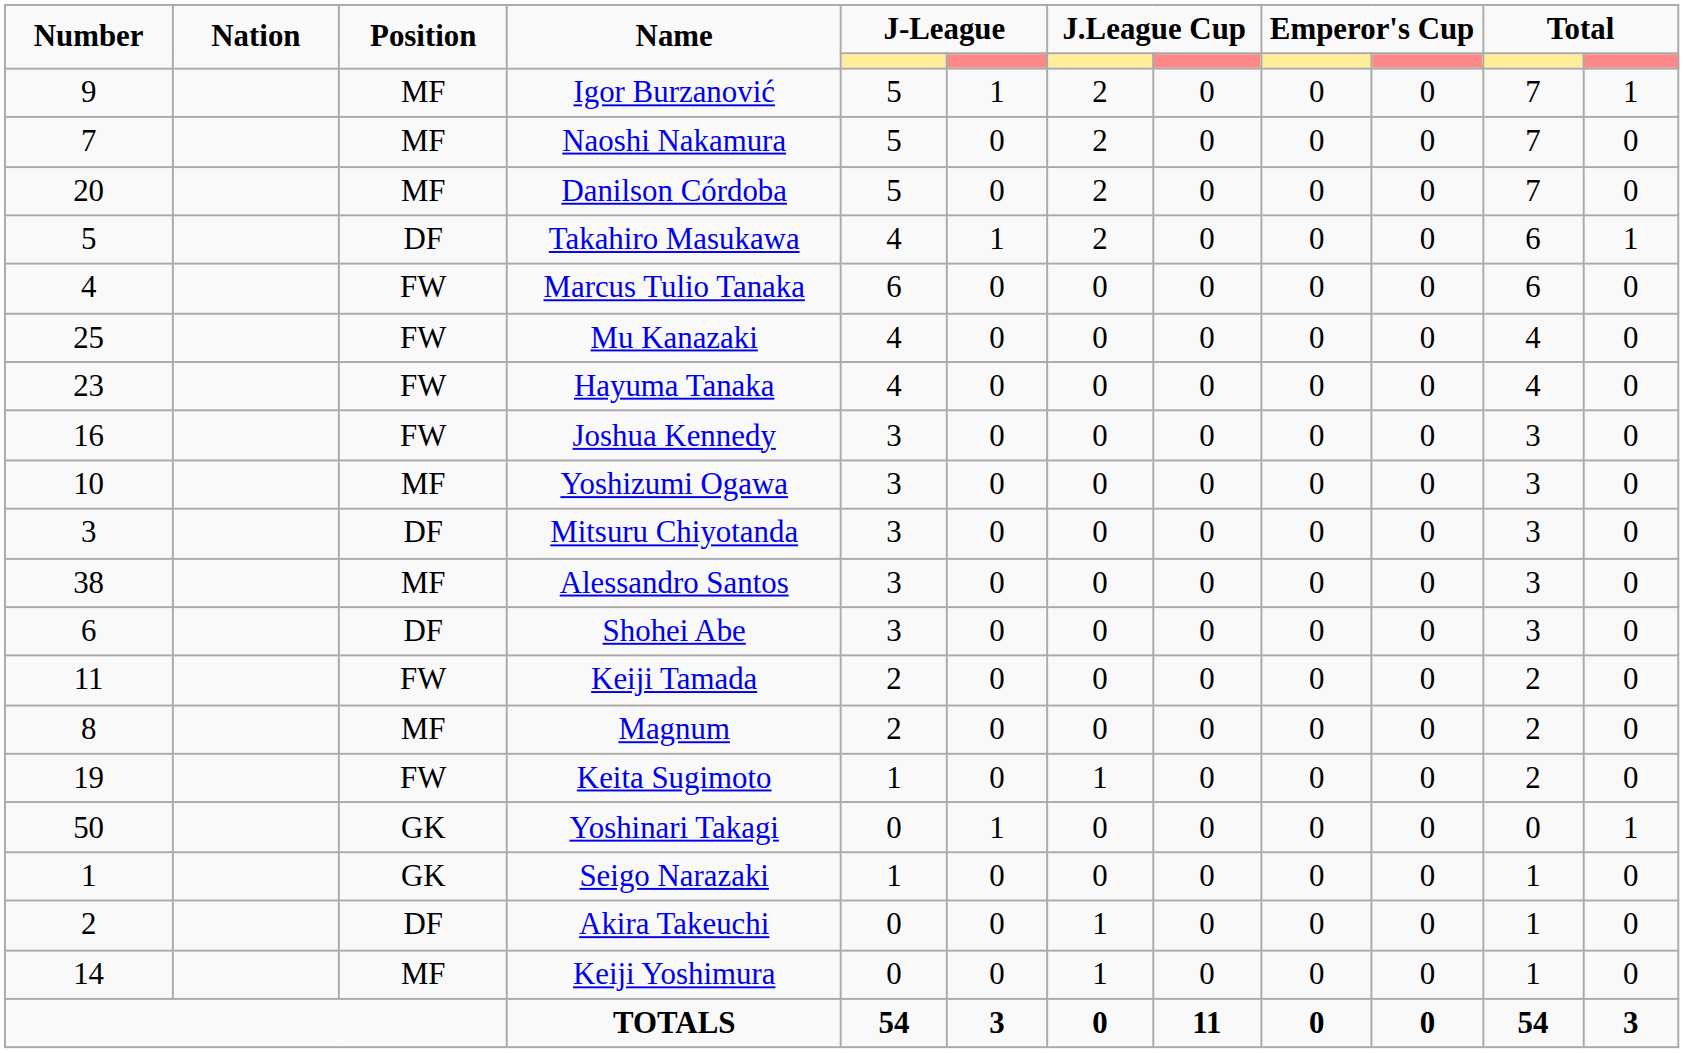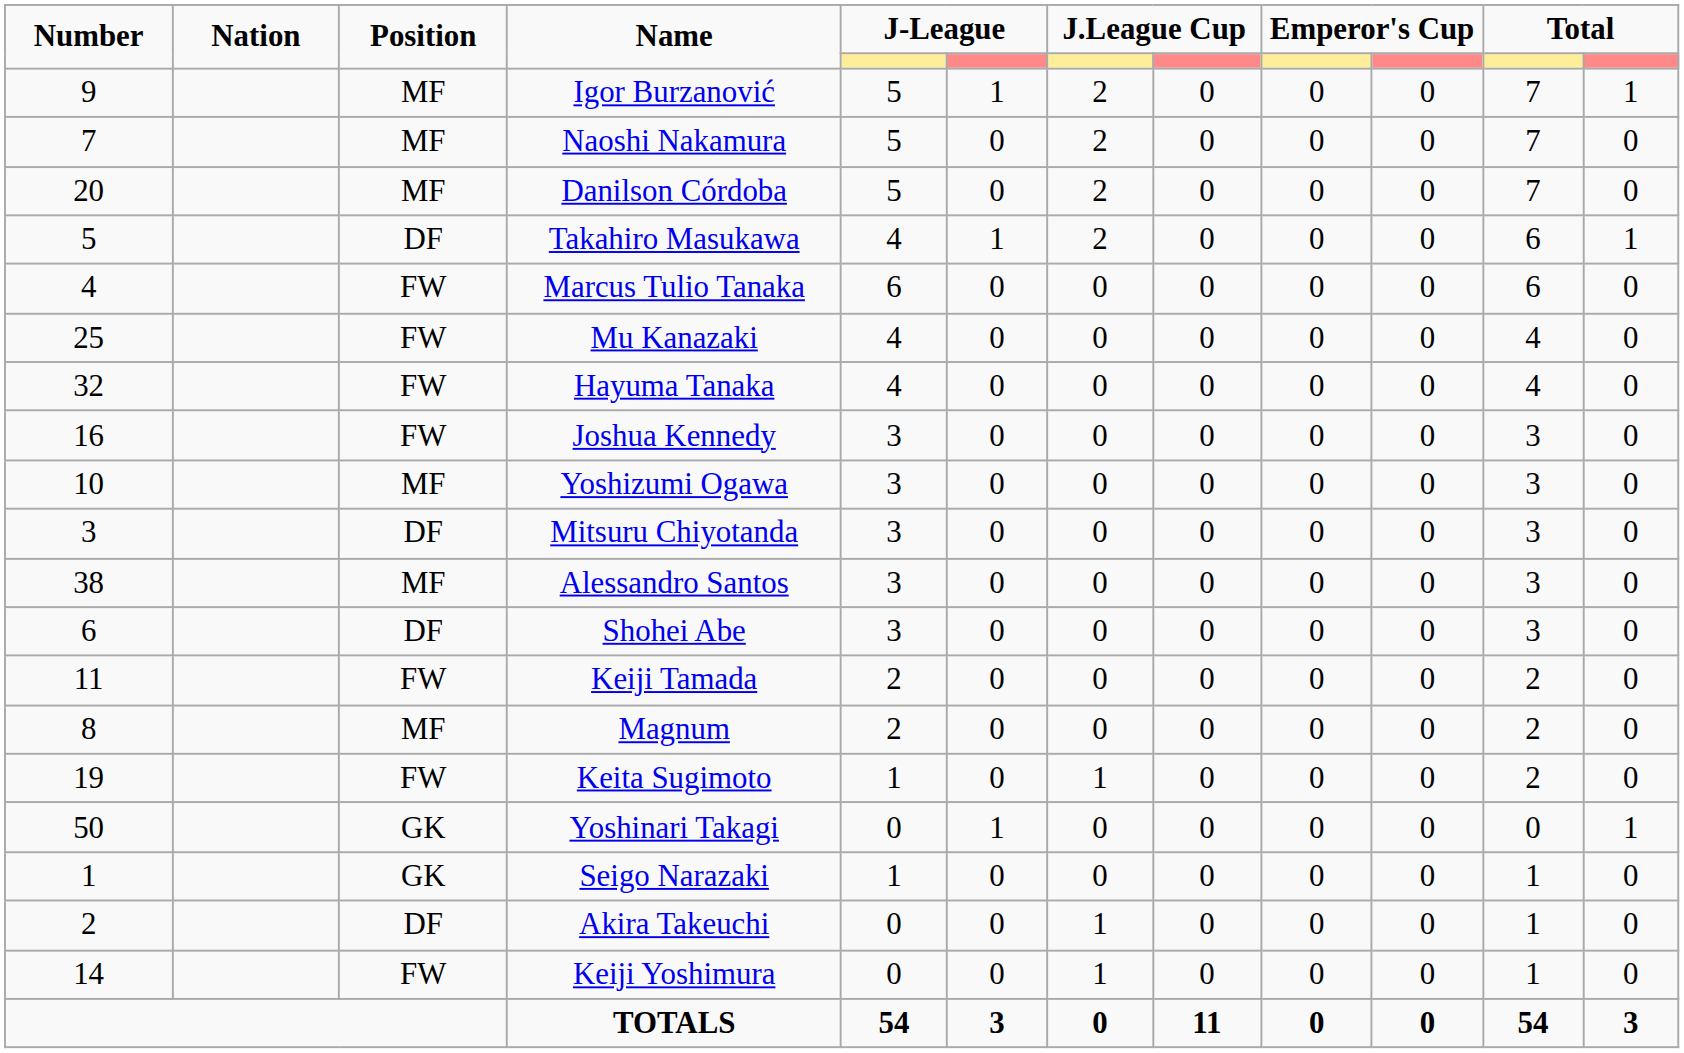(89, 386) 23 -> (89, 386) 32
(423, 973) MF -> (423, 973) FW
